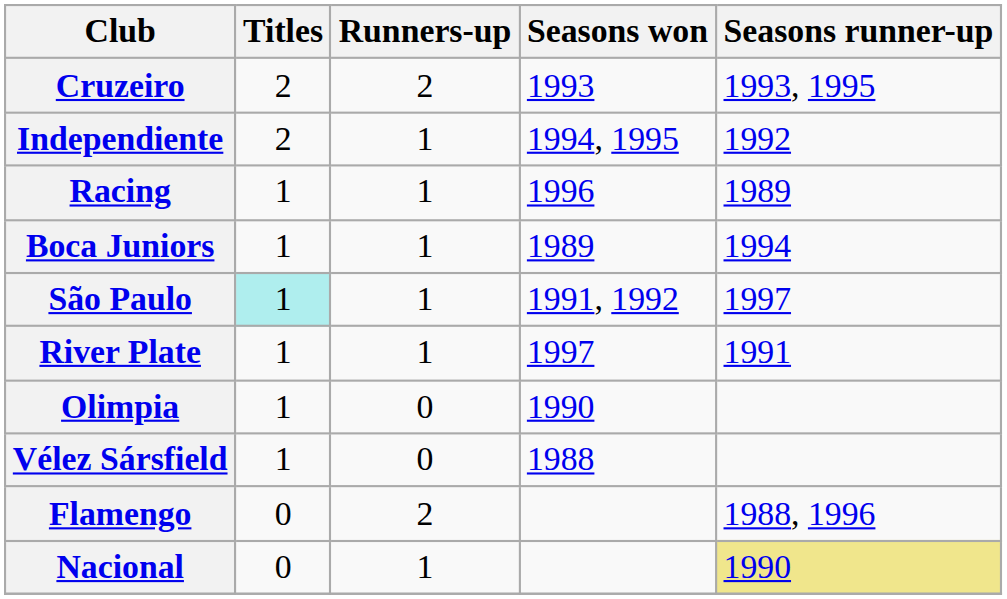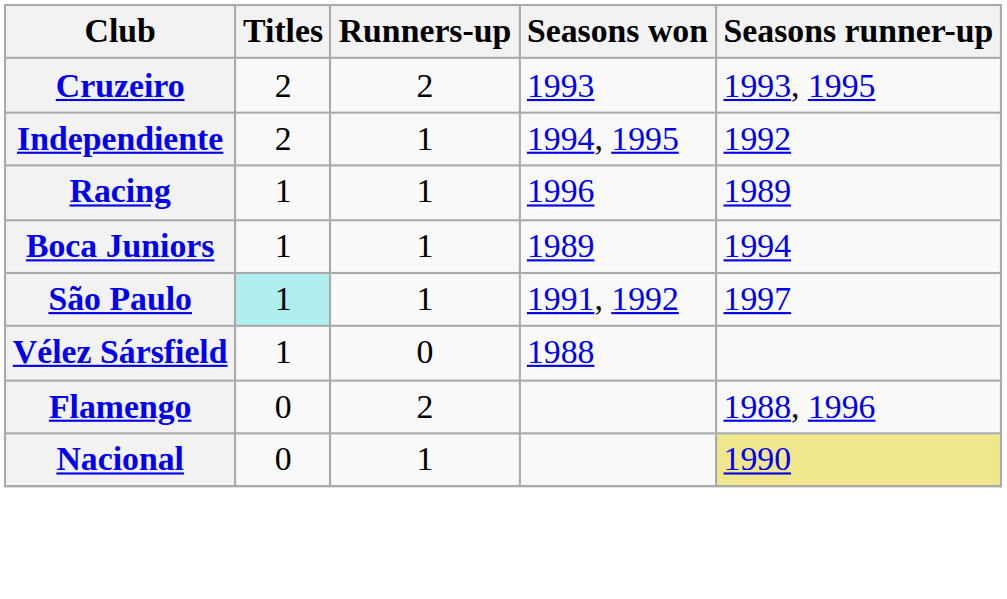- row: (120, 352)
- row: (120, 406)
